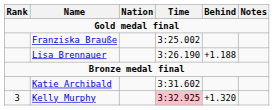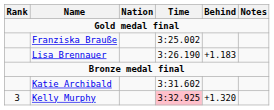(220, 55) +1.188 -> (220, 55) +1.183
